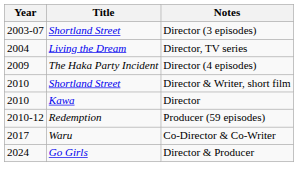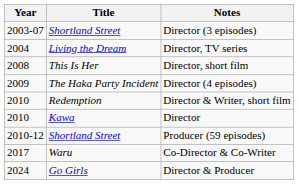+ row: (206, 65)
(85, 83) Shortland Street -> (75, 100) Redemption
(75, 118) Redemption -> (85, 135) Shortland Street
